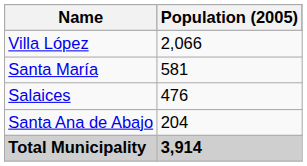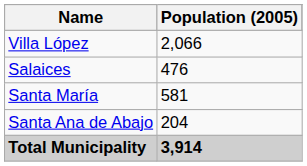rows swapped: (53, 69) <-> (39, 95)
